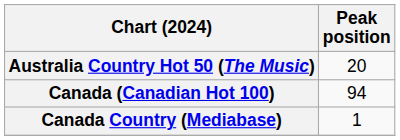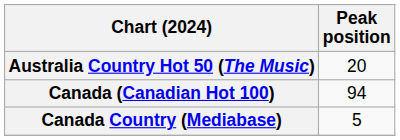(357, 120) 1 -> (357, 120) 5
